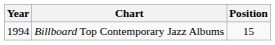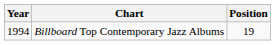(249, 31) 15 -> (249, 31) 19
